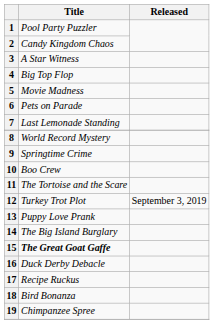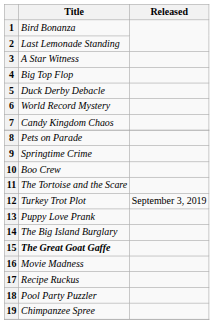(59, 28) Pool Party Puzzler -> (48, 28) Bird Bonanza
(67, 43) Candy Kingdom Chaos -> (70, 43) Last Lemonade Standing
(52, 91) Movie Madness -> (63, 91) Duck Derby Debacle
(52, 106) Pets on Parade -> (66, 106) World Record Mystery
(70, 122) Last Lemonade Standing -> (67, 122) Candy Kingdom Chaos
(66, 138) World Record Mystery -> (52, 138) Pets on Parade
(63, 264) Duck Derby Debacle -> (52, 264) Movie Madness
(48, 295) Bird Bonanza -> (59, 295) Pool Party Puzzler
